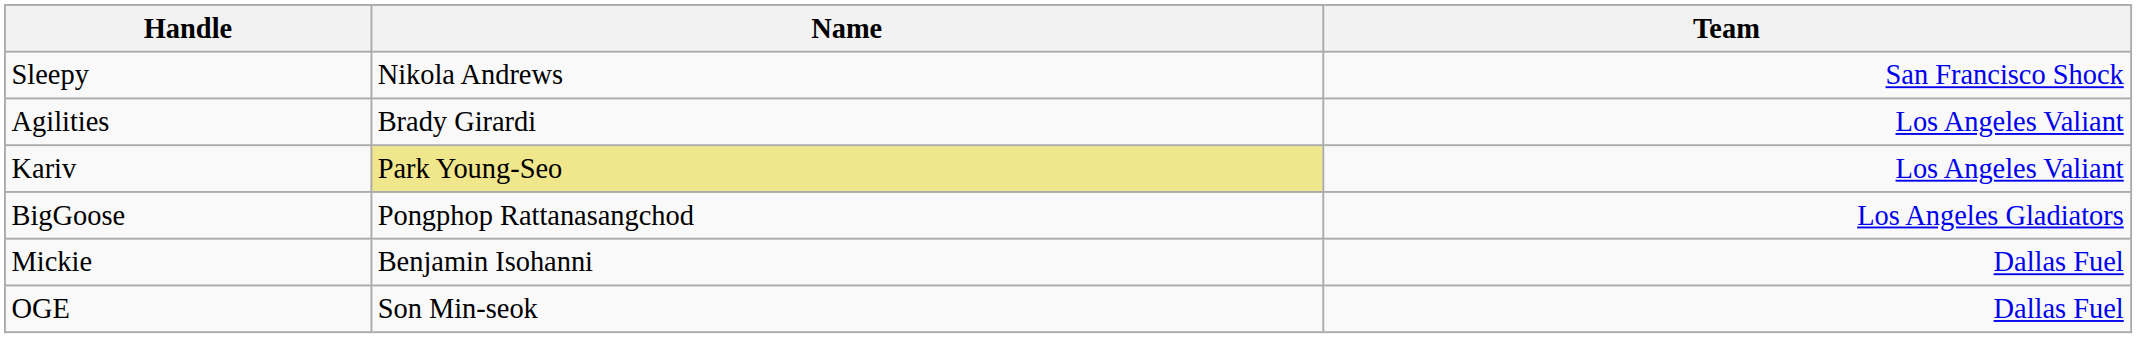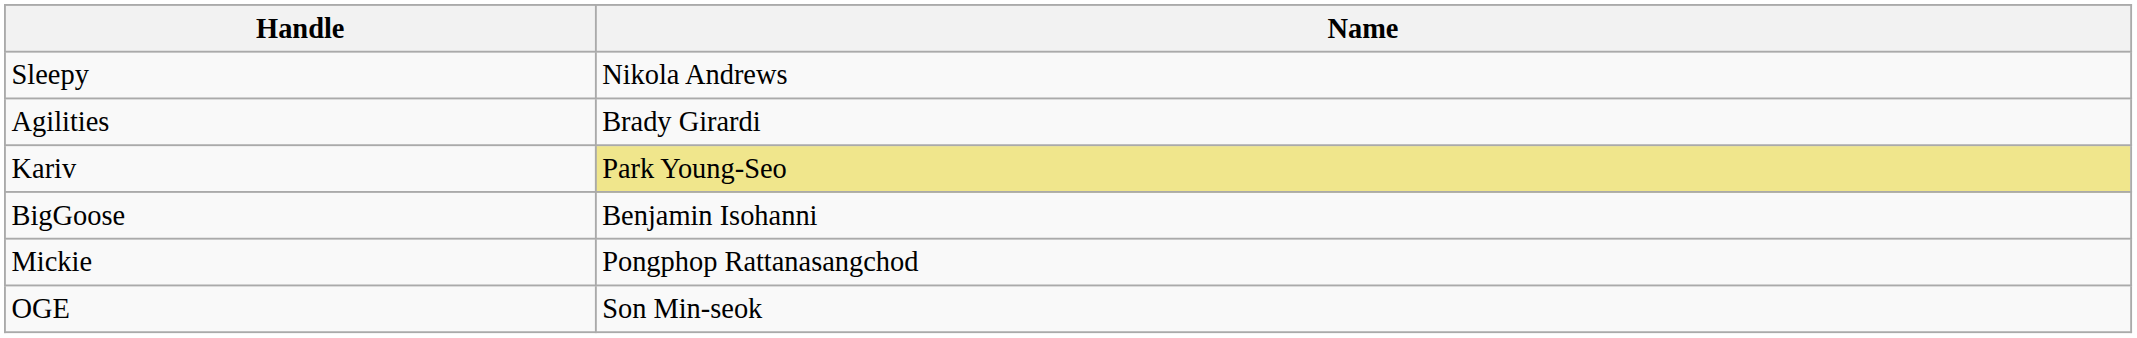- column: (1726, 28)
(536, 215) Pongphop Rattanasangchod -> (710, 215) Benjamin Isohanni
(485, 262) Benjamin Isohanni -> (760, 262) Pongphop Rattanasangchod
